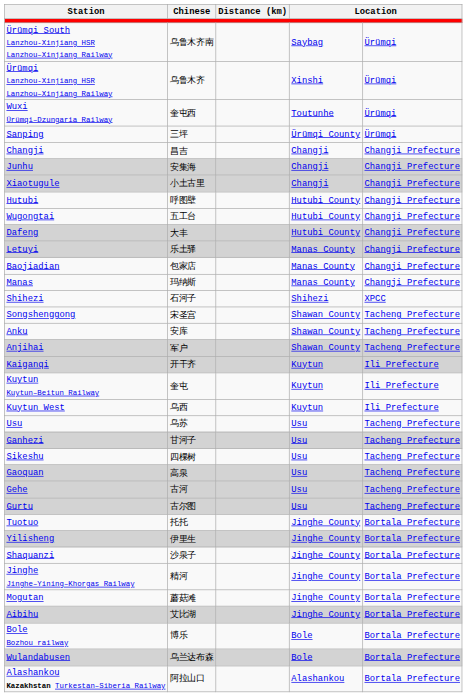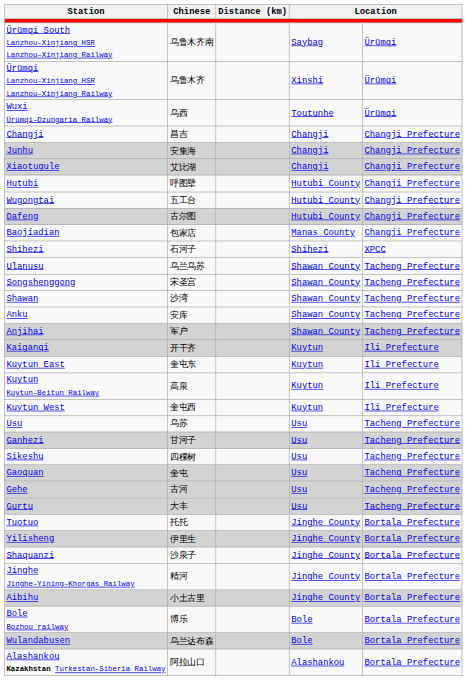(183, 113) 奎屯西 -> (179, 113) 乌西
- row: (25, 134)
(187, 184) 小土古里 -> (183, 167) 艾比湖
(179, 233) 大丰 -> (183, 217) 古尔图
- row: (22, 249)
- row: (20, 282)
+ row: (25, 266)
+ row: (22, 299)
+ row: (36, 364)
(179, 386) 奎屯 -> (179, 386) 高泉
(179, 408) 乌西 -> (183, 408) 奎屯西
(179, 473) 高泉 -> (179, 473) 奎屯
(183, 506) 古尔图 -> (179, 506) 大丰
- row: (25, 598)
(183, 615) 艾比湖 -> (187, 598) 小土古里
